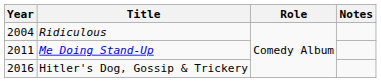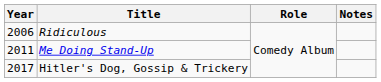(21, 32) 2004 -> (21, 32) 2006
(21, 68) 2016 -> (21, 68) 2017
